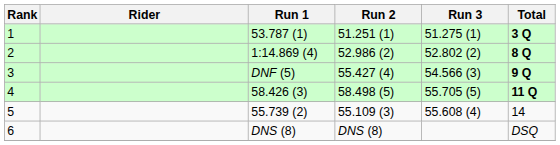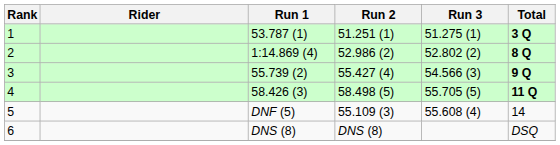(273, 73) DNF (5) -> (279, 73) 55.739 (2)
(279, 112) 55.739 (2) -> (273, 112) DNF (5)
